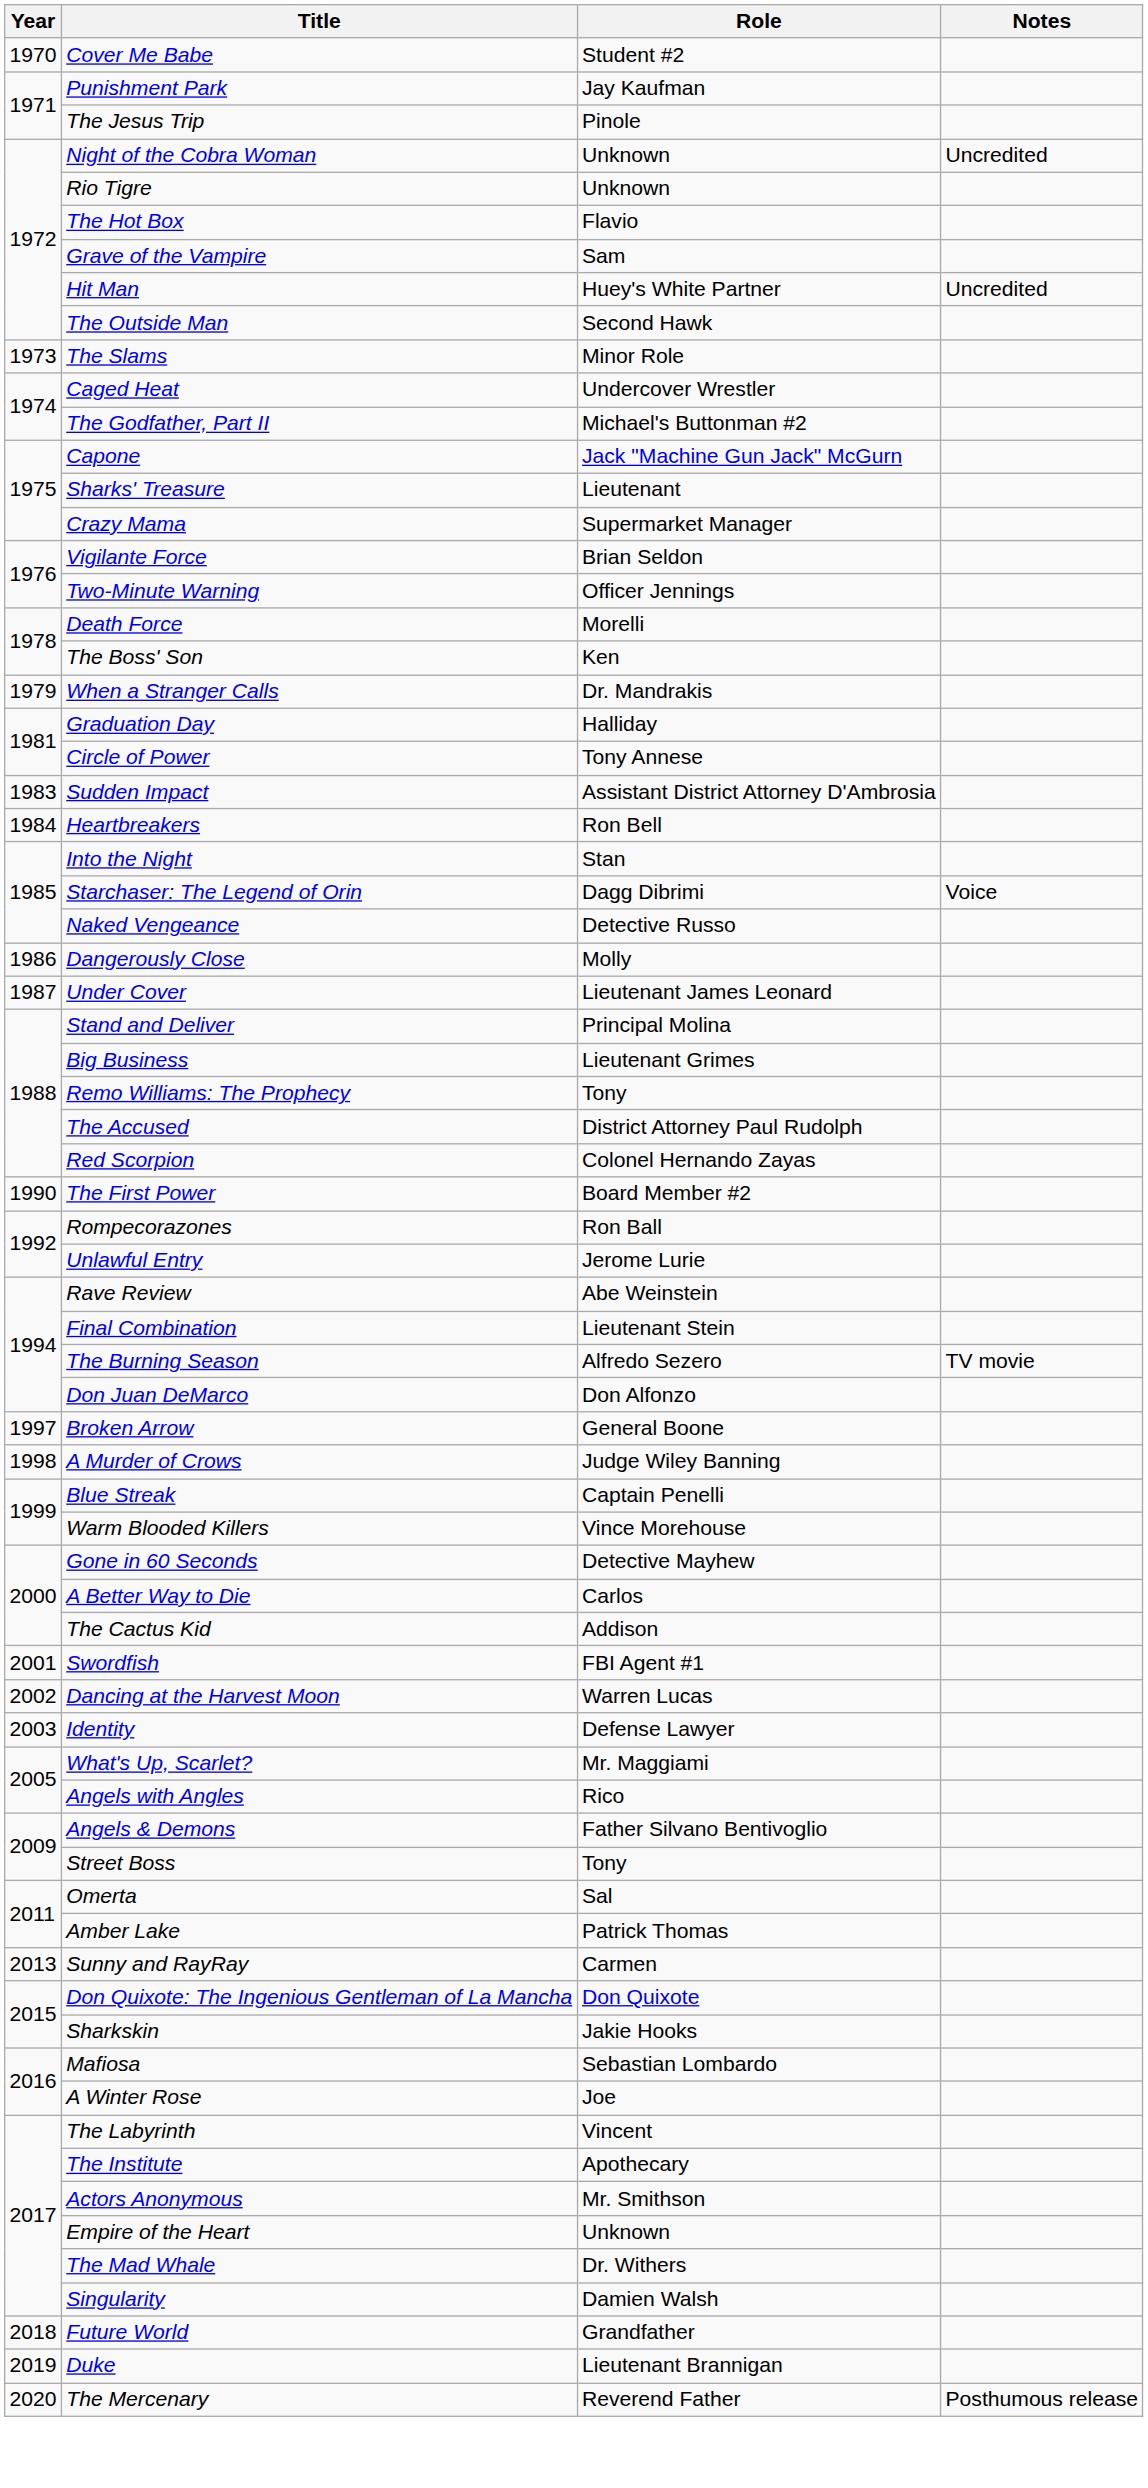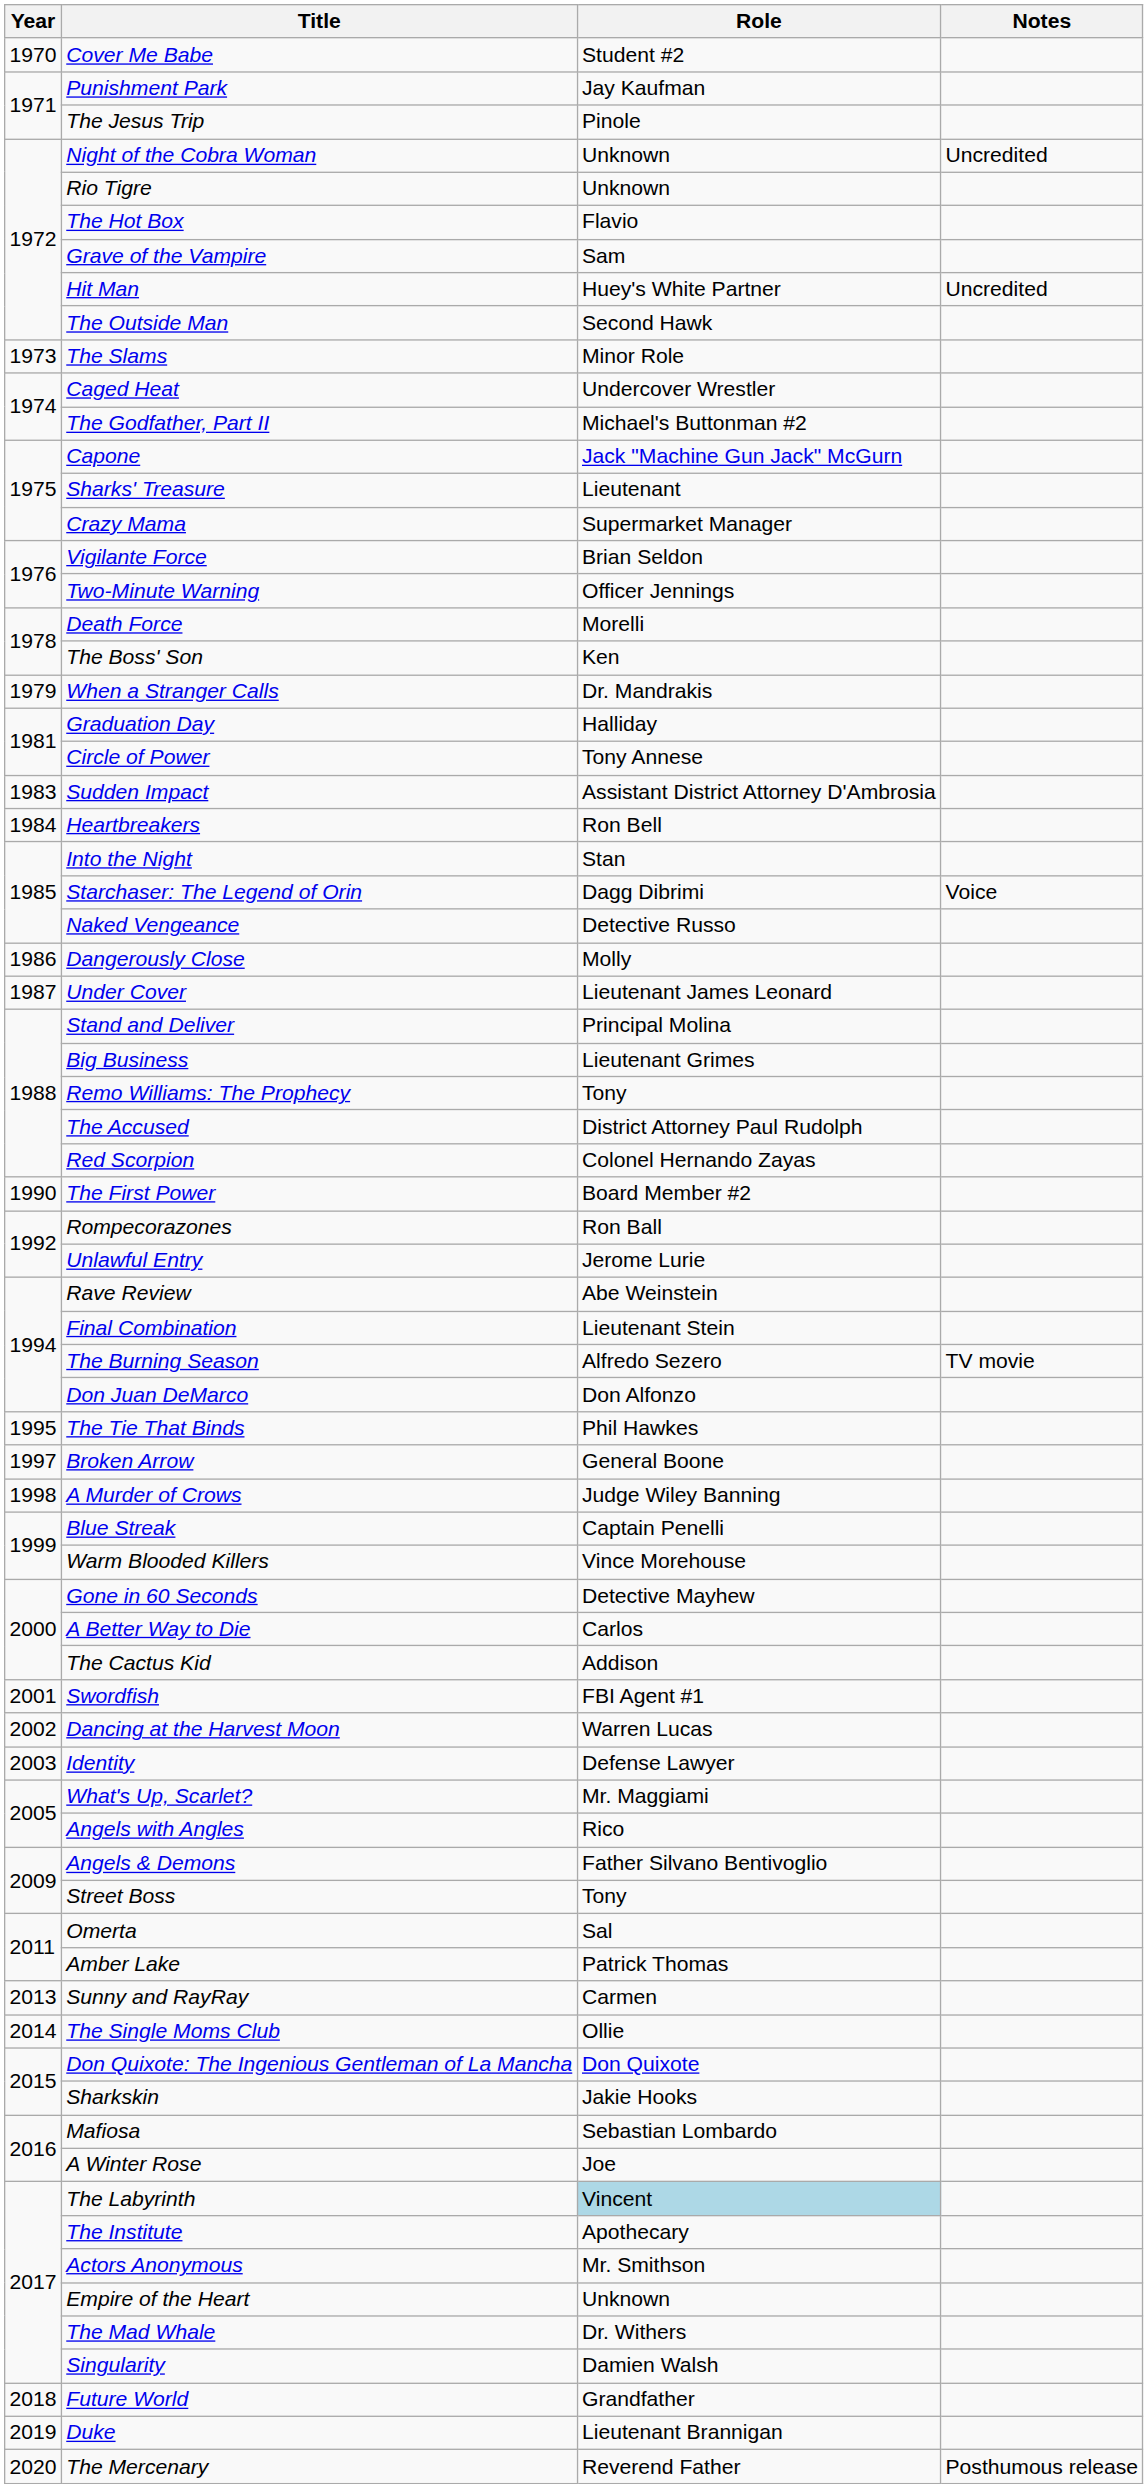+ row: (155, 1428)
+ row: (173, 2030)
(617, 2131) no background -> (617, 2198) lightblue background
